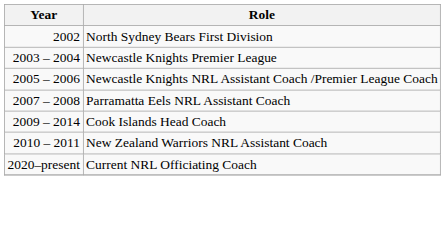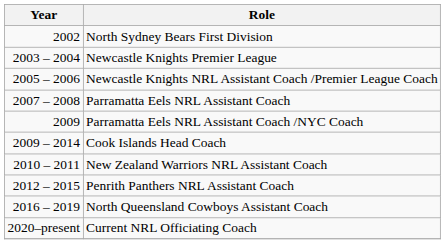+ row: (225, 121)
+ row: (190, 185)
+ row: (207, 206)
